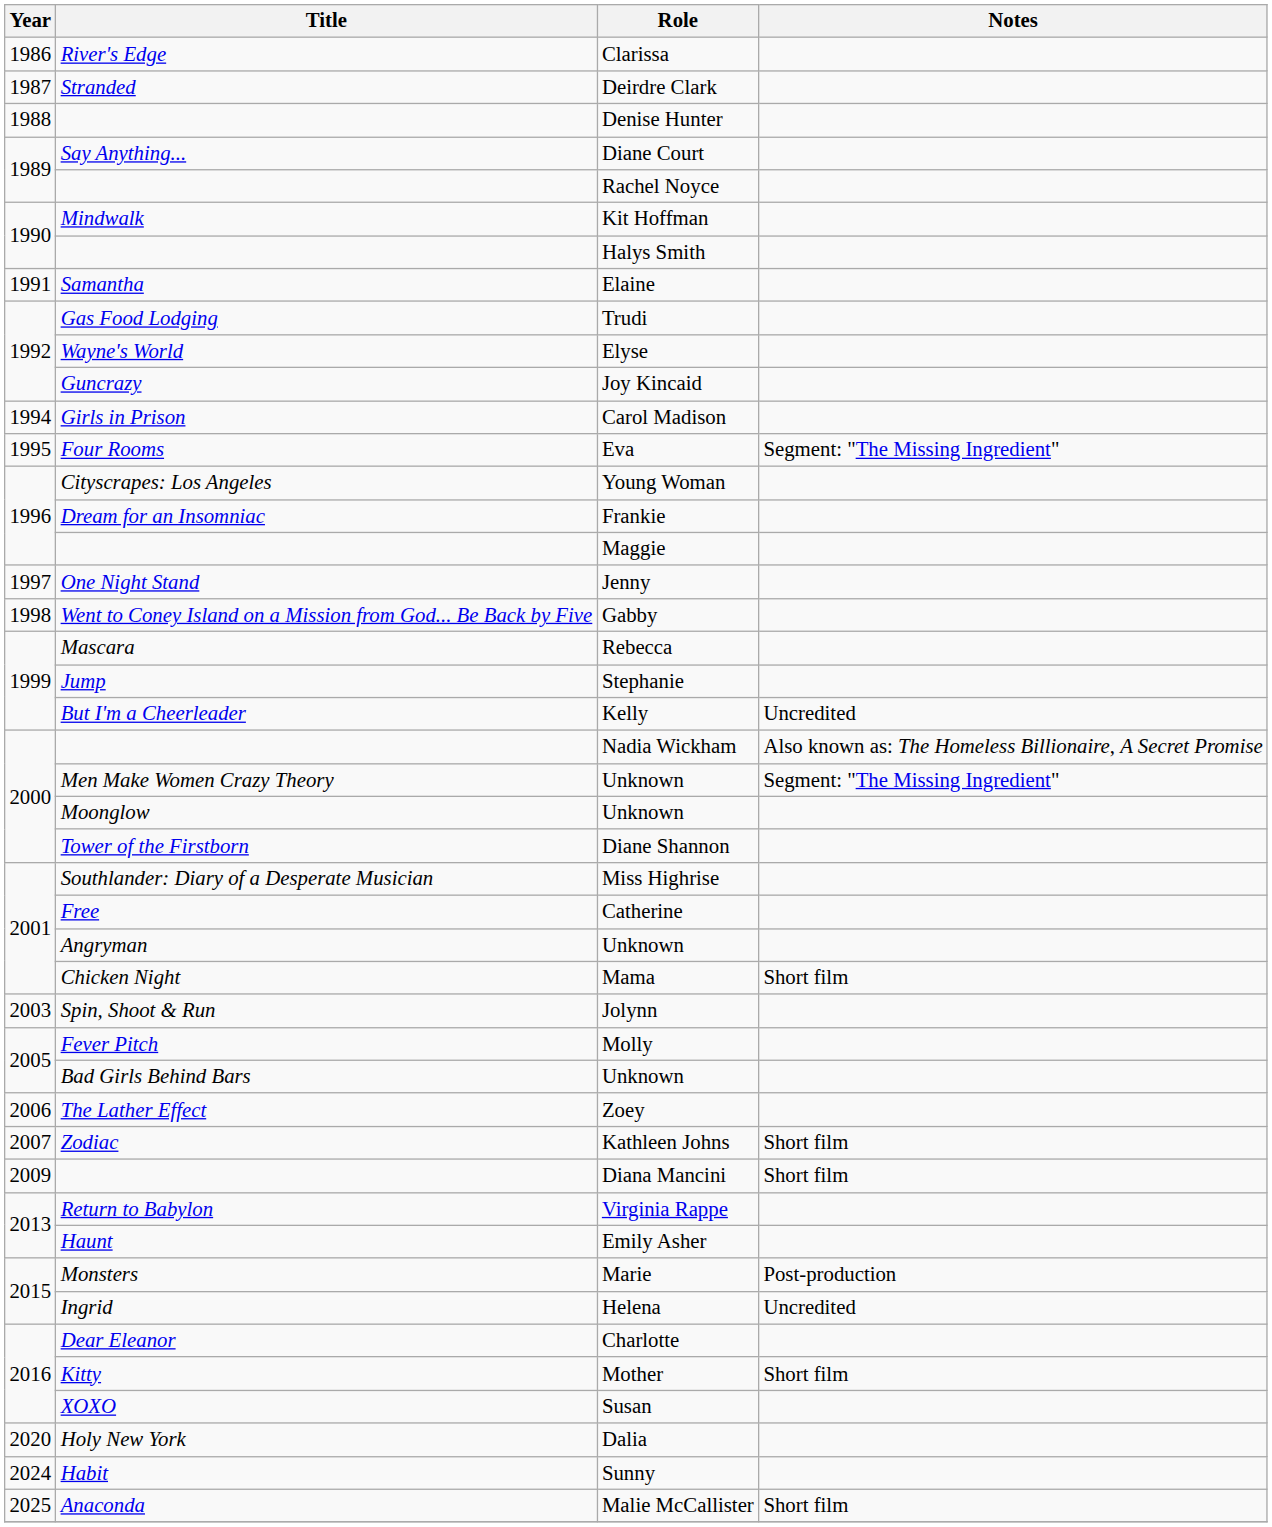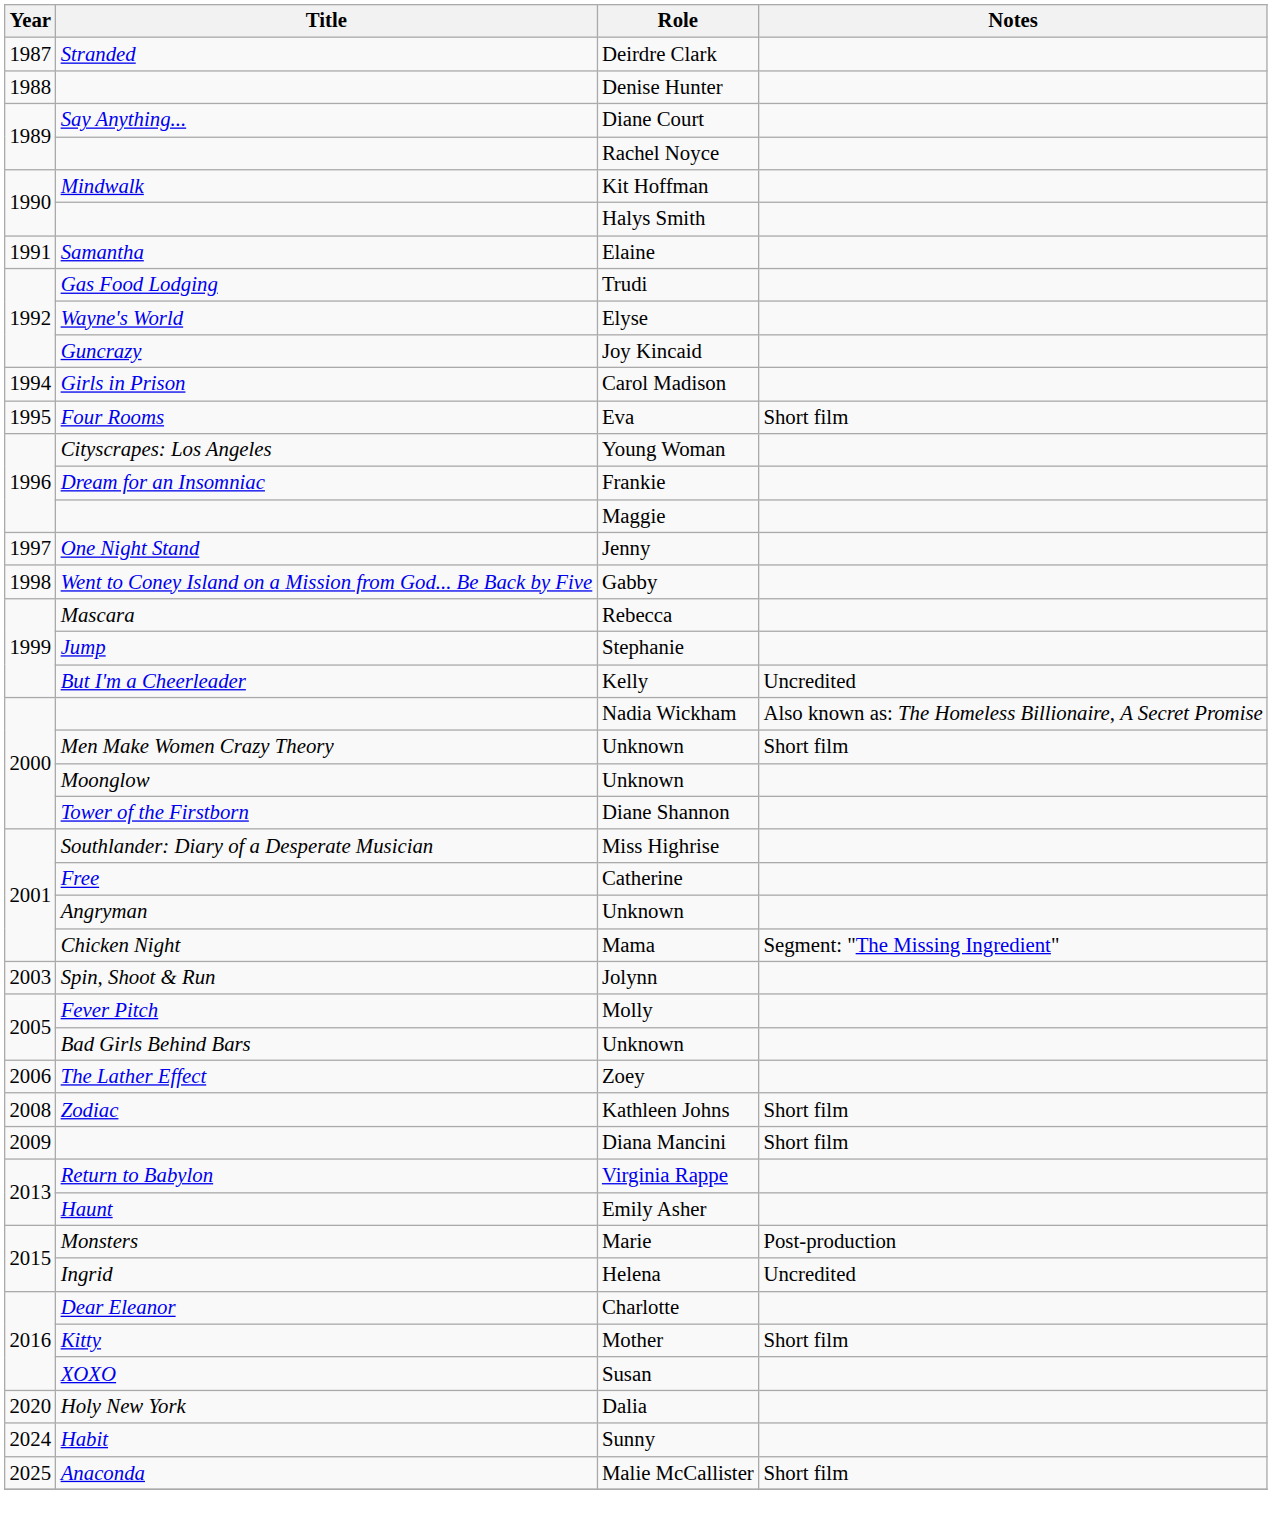- row: (113, 53)
(911, 449) Segment: "The Missing Ingredient" -> (806, 416) Short film
(911, 779) Segment: "The Missing Ingredient" -> (806, 746) Short film
(806, 977) Short film -> (911, 944) Segment: "The Missing Ingredient"
(30, 1142) 2007 -> (30, 1109) 2008
